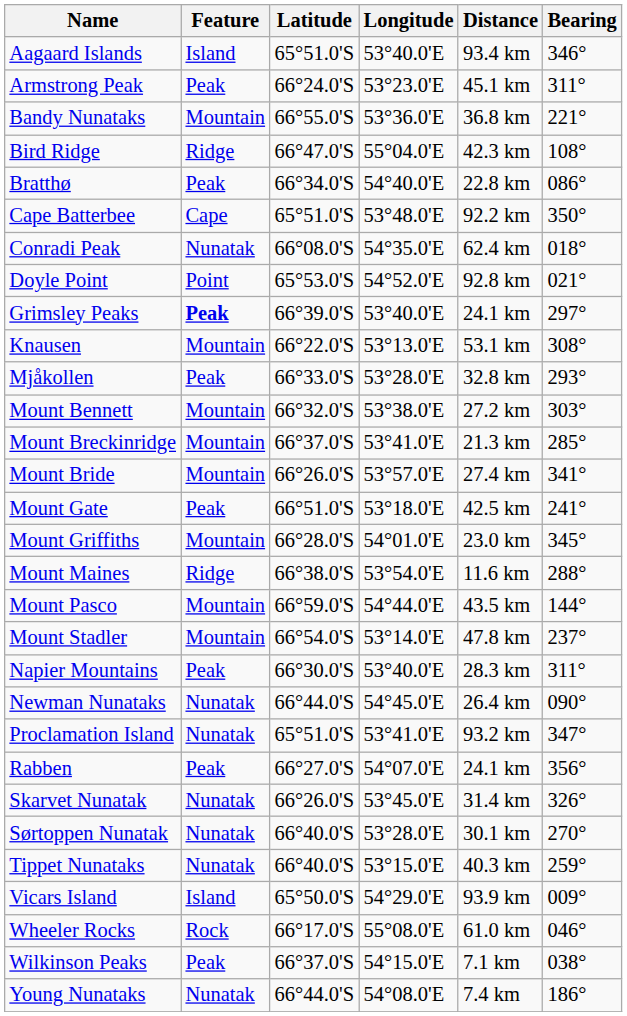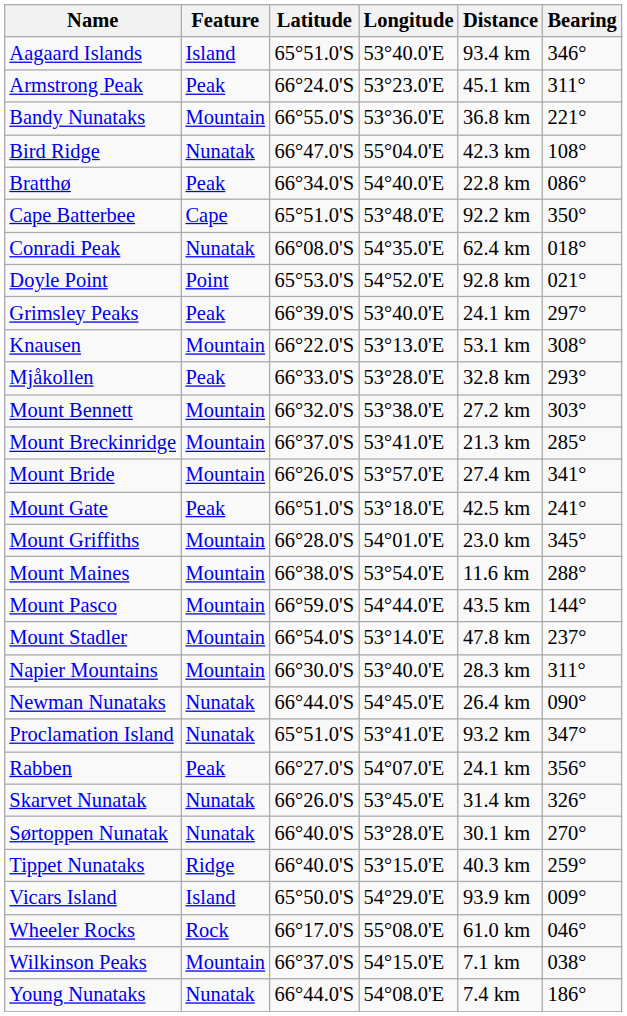(210, 150) Ridge -> (220, 150) Nunatak
(207, 313) bold -> (205, 313) normal
(210, 572) Ridge -> (225, 572) Mountain
(205, 670) Peak -> (225, 670) Mountain
(220, 865) Nunatak -> (210, 865) Ridge
(205, 962) Peak -> (225, 962) Mountain
